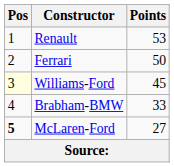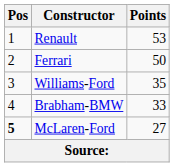(11, 83) lightyellow background -> (11, 83) no background
(159, 83) 45 -> (159, 83) 35
